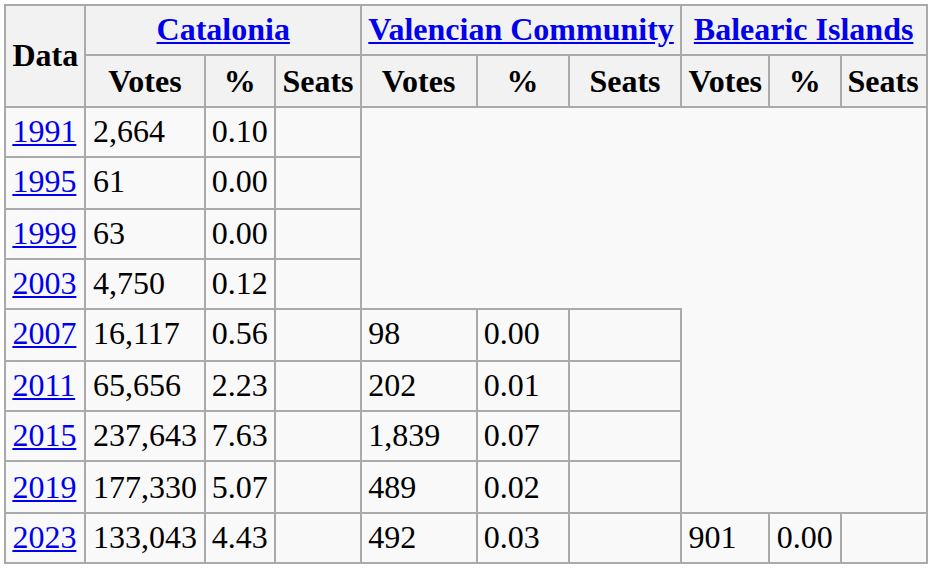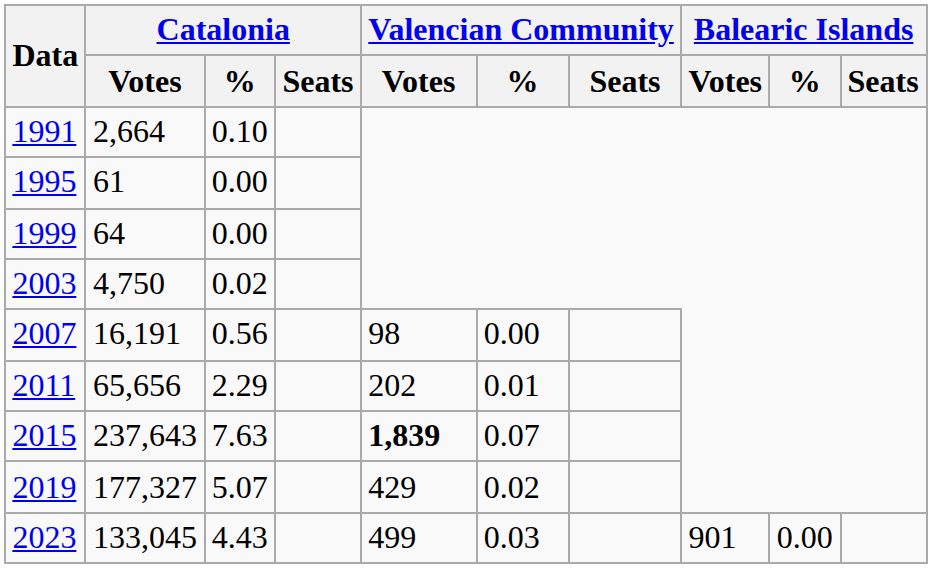(109, 232) 63 -> (109, 232) 64
(240, 283) 0.12 -> (240, 283) 0.02
(136, 334) 16,117 -> (137, 334) 16,191
(240, 385) 2.23 -> (240, 385) 2.29
(404, 435) normal -> (404, 435) bold
(145, 486) 177,330 -> (145, 486) 177,327
(392, 486) 489 -> (392, 486) 429
(145, 537) 133,043 -> (145, 537) 133,045
(392, 537) 492 -> (392, 537) 499
